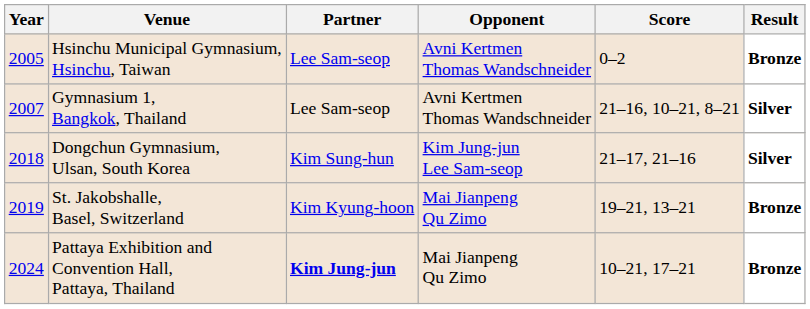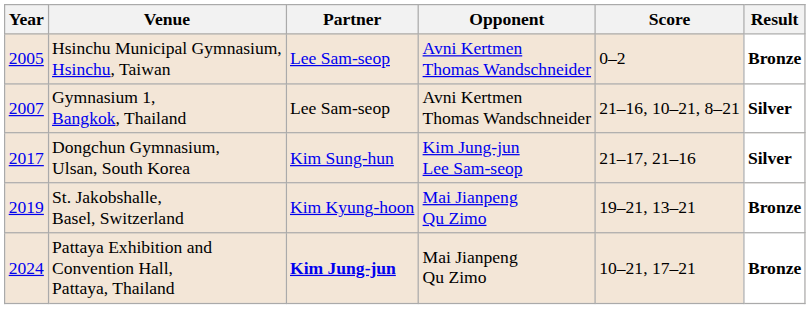(26, 158) 2018 -> (26, 158) 2017
